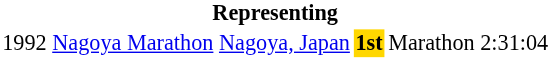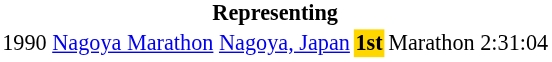(24, 43) 1992 -> (24, 43) 1990
